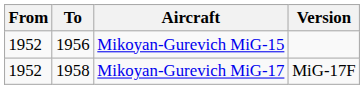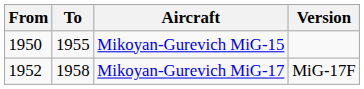(25, 44) 1952 -> (25, 44) 1950
(73, 44) 1956 -> (73, 44) 1955
